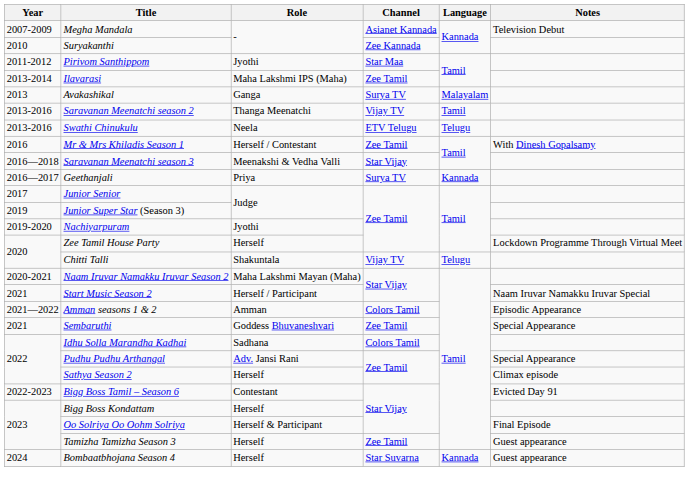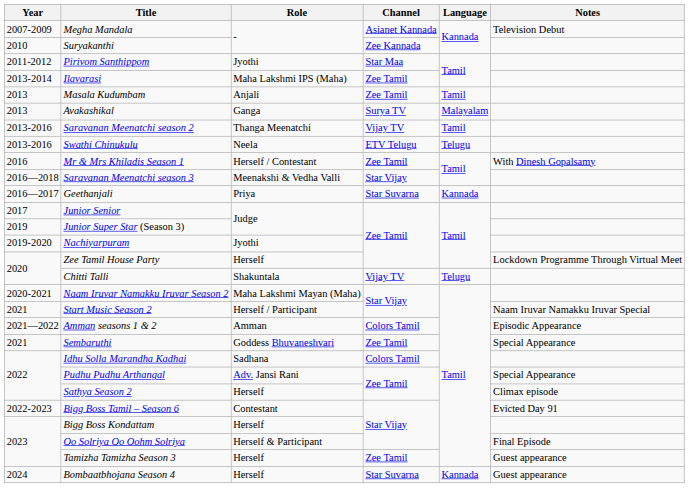+ row: (104, 95)
(386, 177) Surya TV -> (392, 194) Star Suvarna
